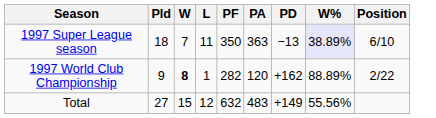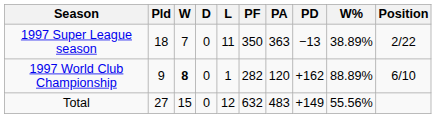+ column: (206, 14)
(330, 41) lavender background -> (351, 41) no background
(382, 41) 6/10 -> (404, 41) 2/22
(382, 75) 2/22 -> (404, 75) 6/10
